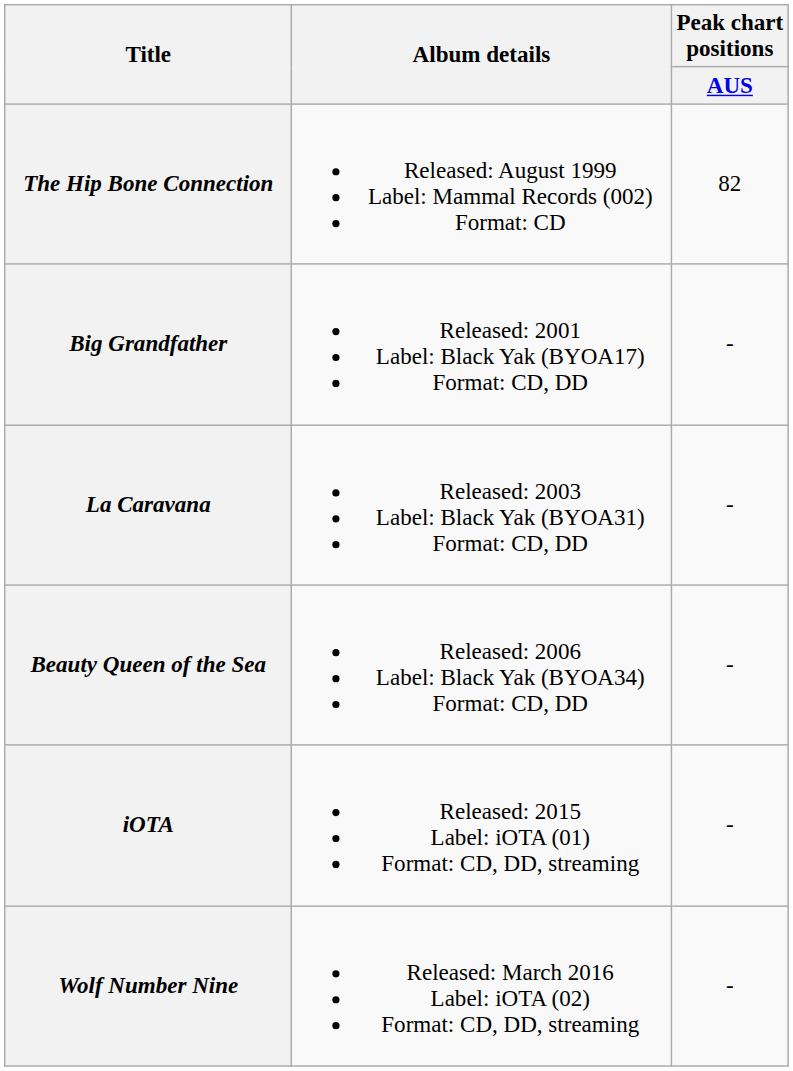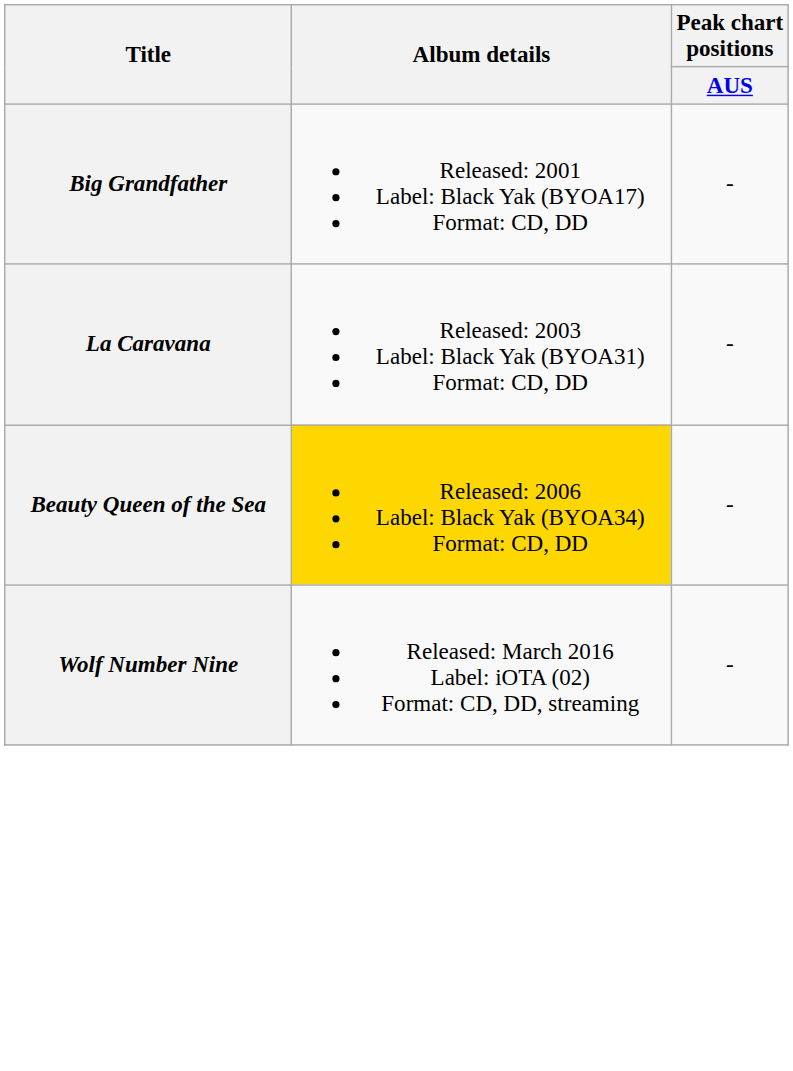- row: (148, 183)
(481, 678) no background -> (481, 518) gold background
- row: (148, 825)
